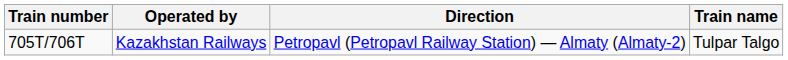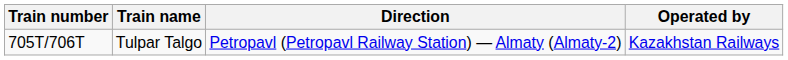columns swapped: (736, 17) <-> (191, 17)
